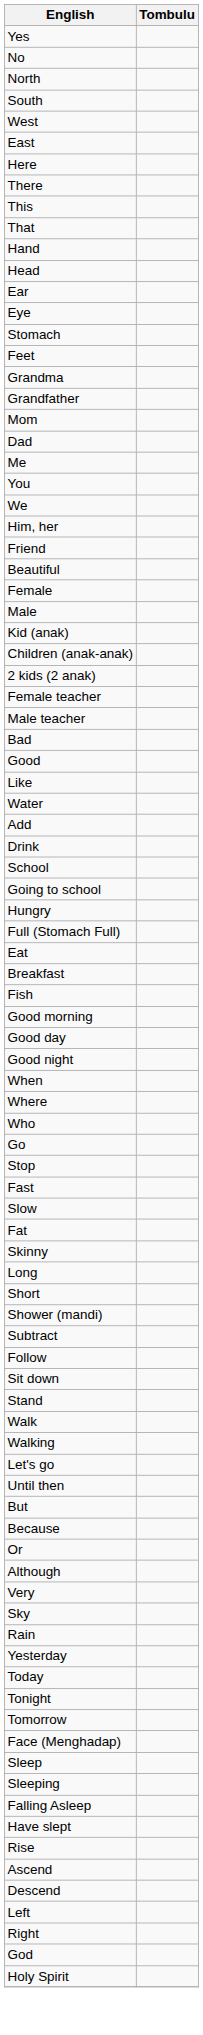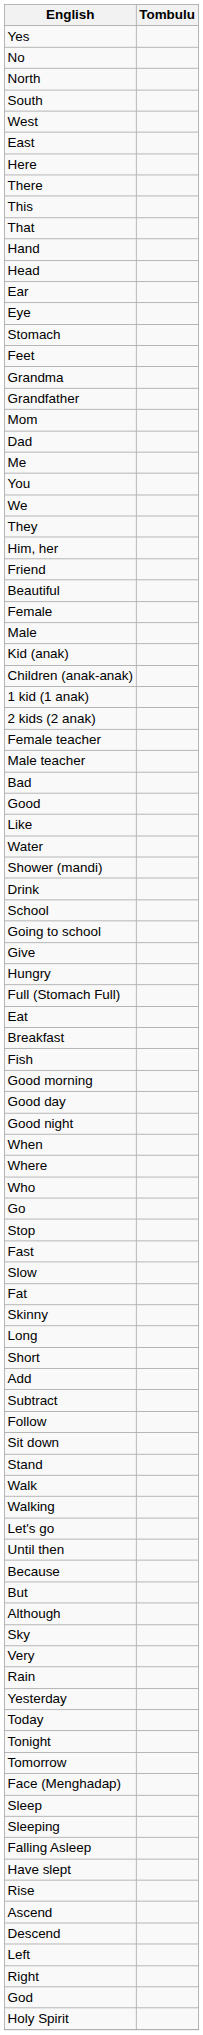+ row: (22, 526)
+ row: (48, 697)
rows swapped: (55, 1315) <-> (19, 825)
+ row: (21, 953)
rows swapped: (34, 1528) <-> (18, 1507)
- row: (15, 1549)
rows swapped: (21, 1592) <-> (19, 1613)
